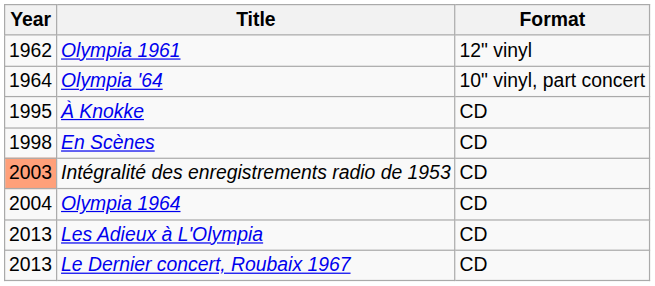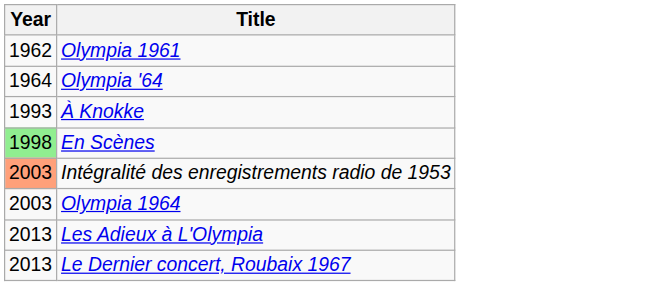- column: (552, 19)
(31, 111) 1995 -> (31, 111) 1993
(31, 142) no background -> (31, 142) lightgreen background
(31, 204) 2004 -> (31, 204) 2003
